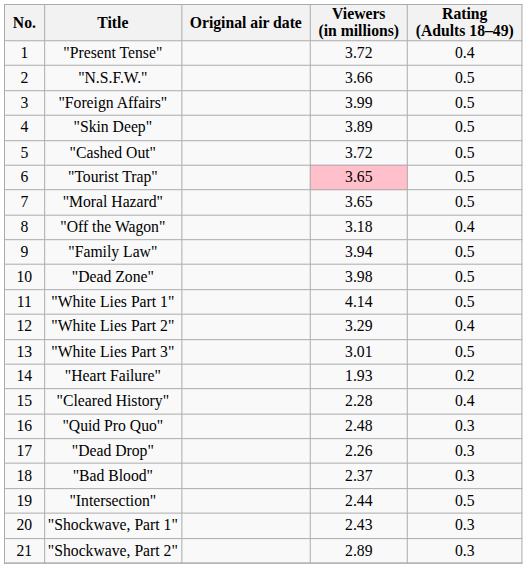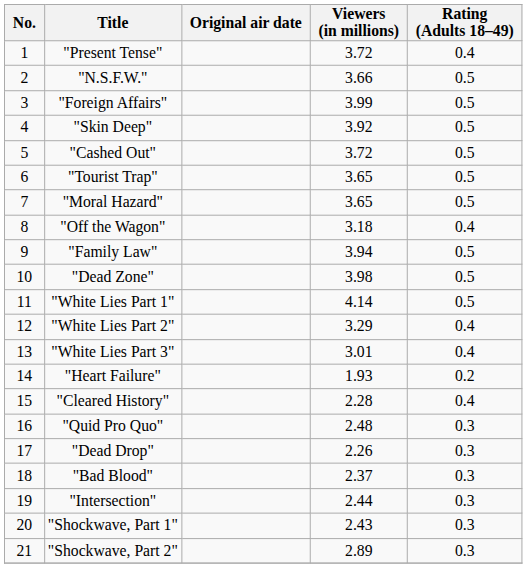(359, 127) 3.89 -> (359, 127) 3.92
(359, 177) pink background -> (359, 177) no background
(465, 351) 0.5 -> (465, 351) 0.4
(465, 500) 0.5 -> (465, 500) 0.3
